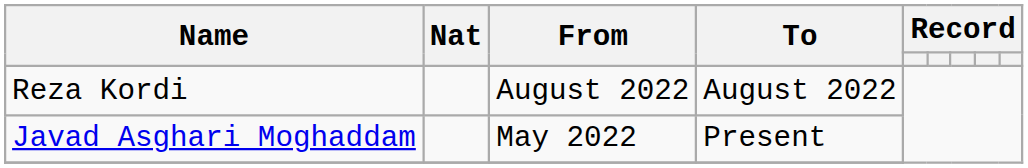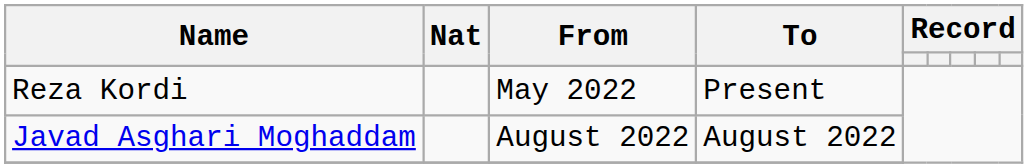(593, 91) August 2022 -> (567, 91) May 2022
(800, 91) August 2022 -> (765, 91) Present
(567, 138) May 2022 -> (593, 138) August 2022
(765, 138) Present -> (800, 138) August 2022
